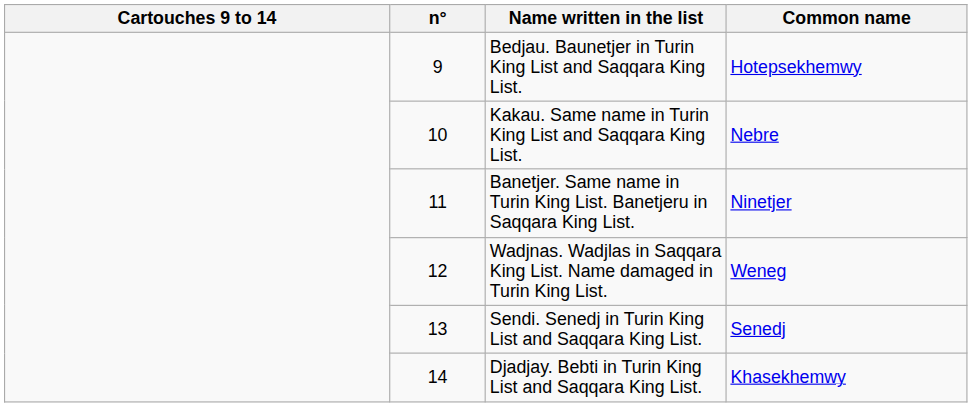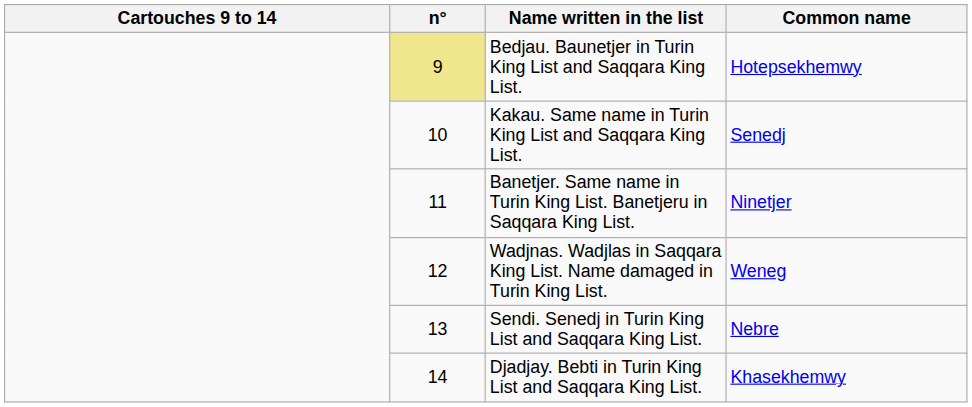(438, 66) no background -> (438, 66) khaki background
(755, 134) Nebre -> (758, 134) Senedj
(758, 329) Senedj -> (755, 329) Nebre
